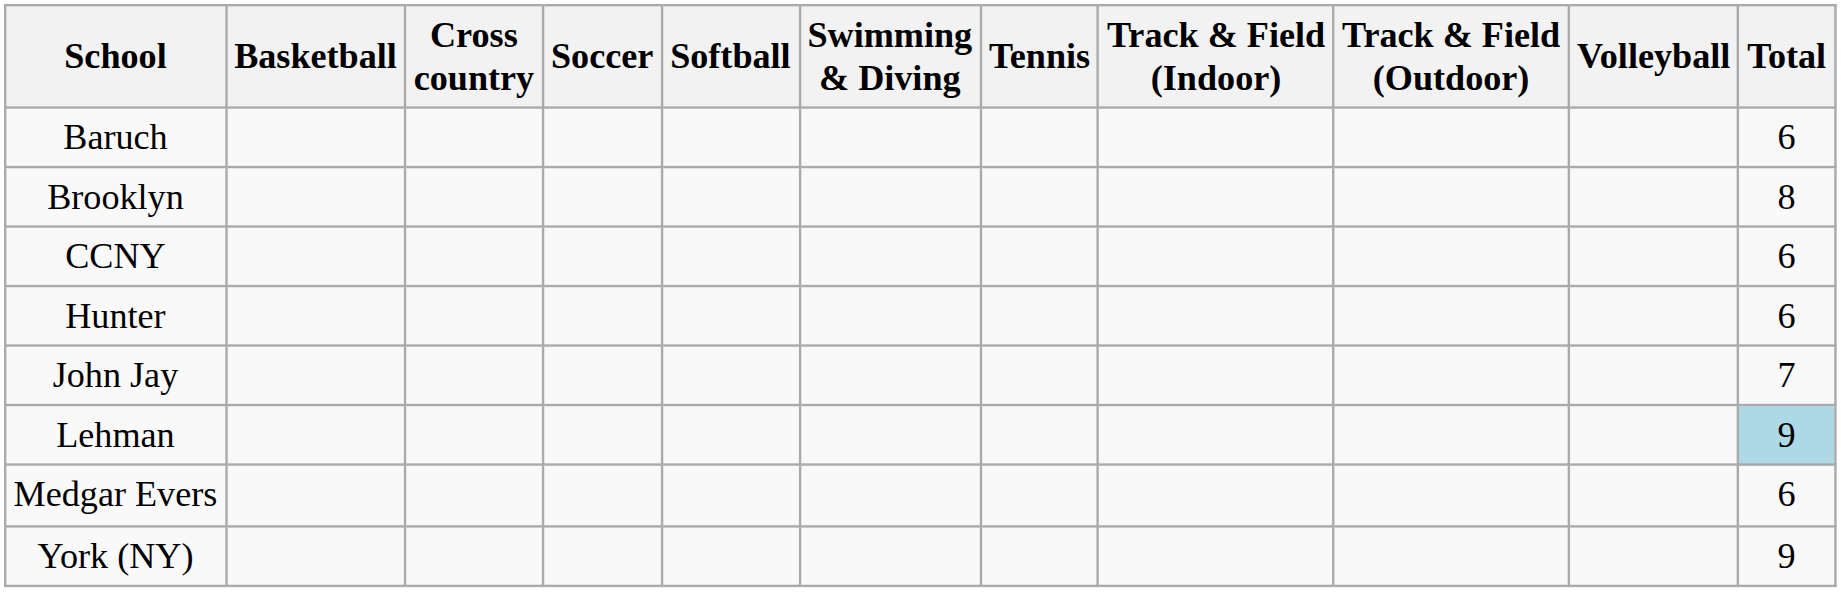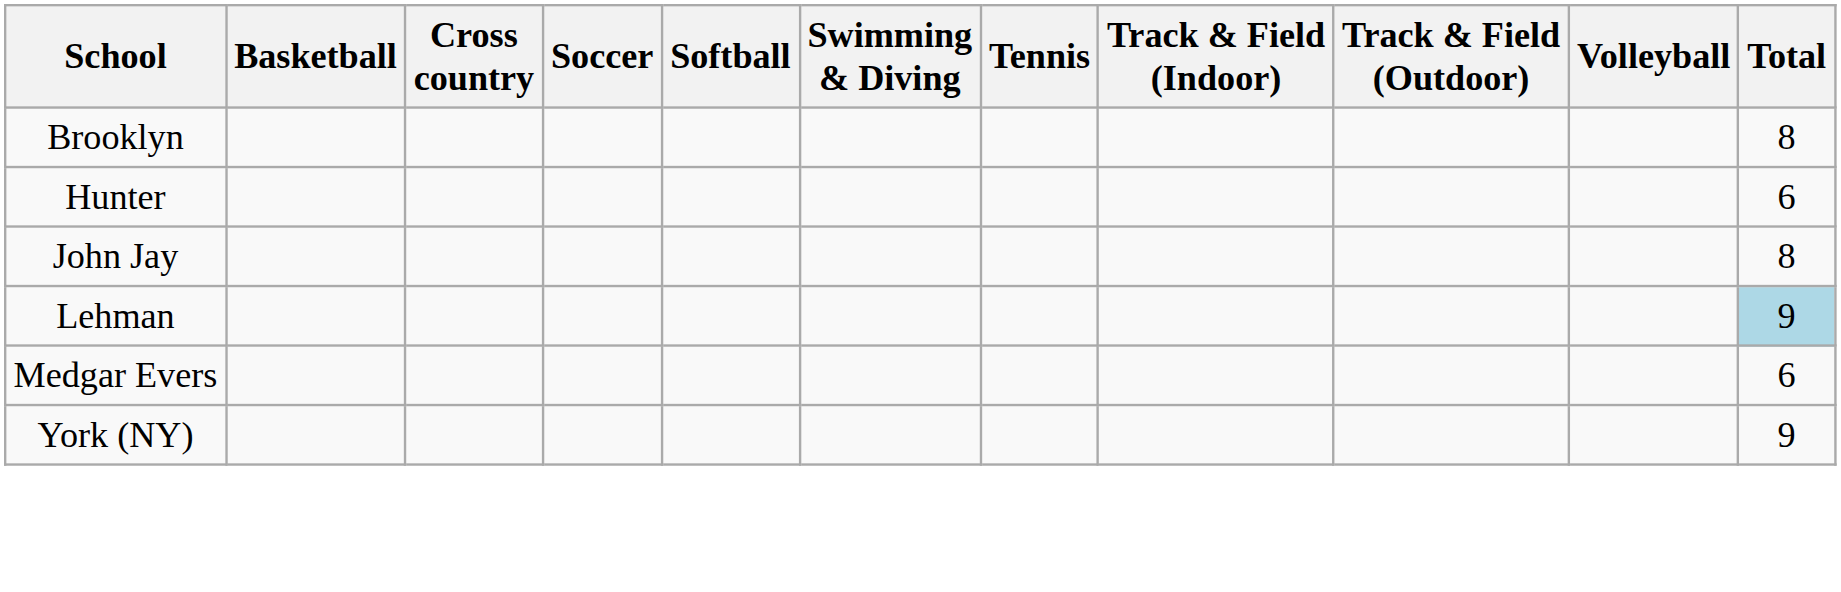- row: (115, 137)
- row: (115, 256)
(1787, 375) 7 -> (1787, 256) 8
